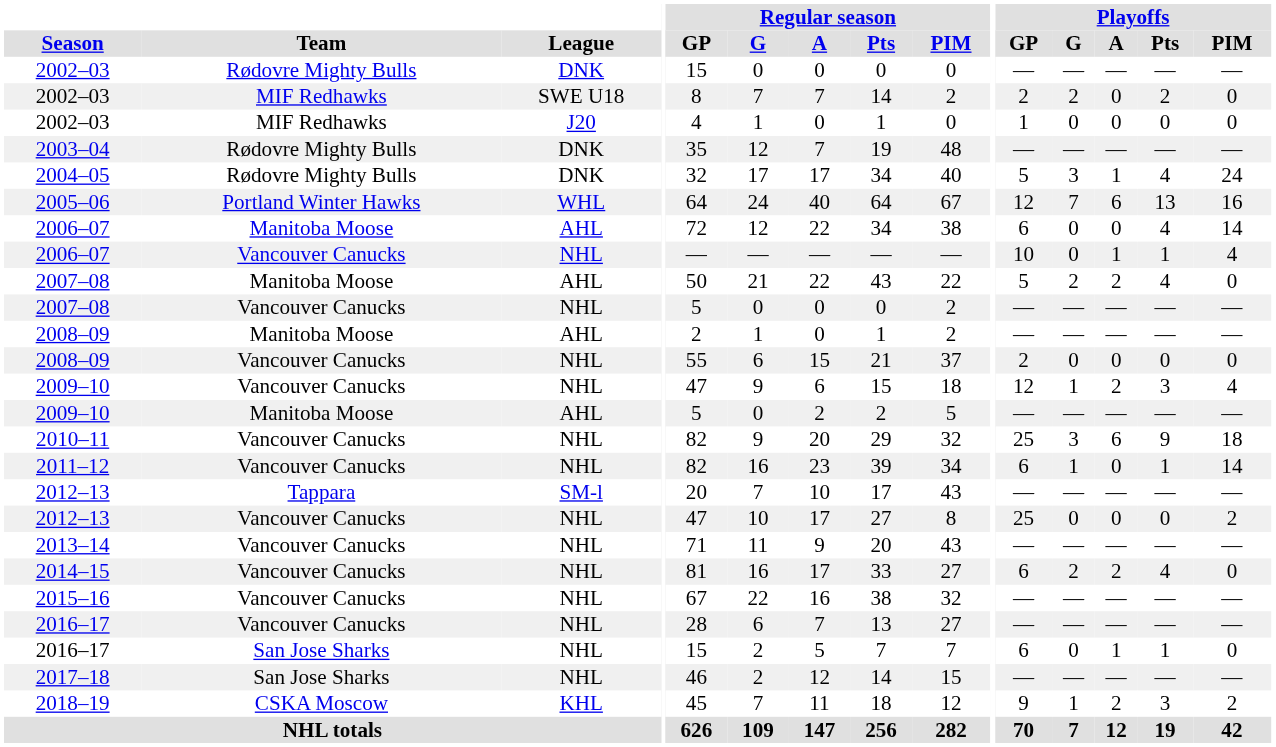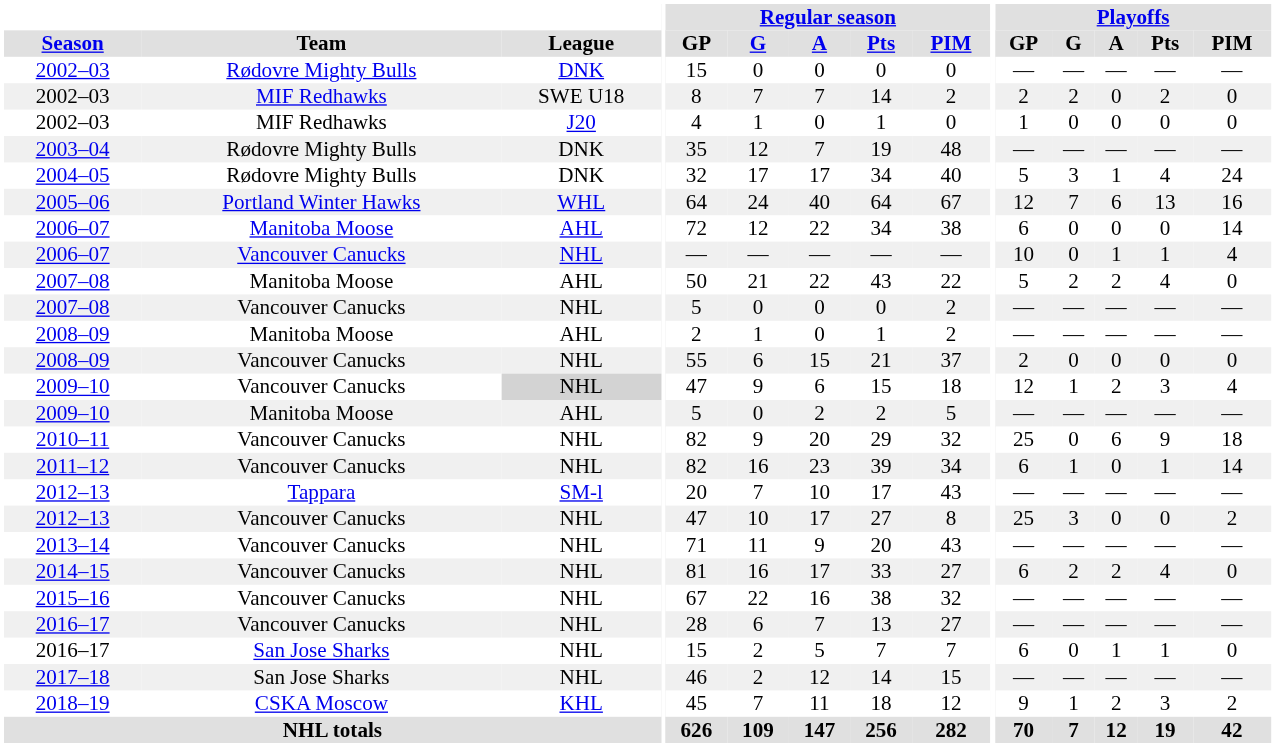(1165, 228) 4 -> (1165, 228) 0
(581, 386) no background -> (581, 386) lightgrey background
(1074, 439) 3 -> (1074, 439) 0
(1074, 518) 0 -> (1074, 518) 3
